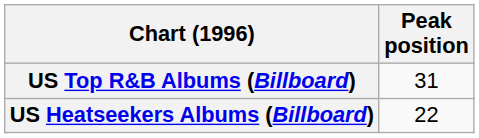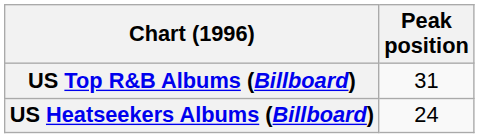(426, 115) 22 -> (426, 115) 24
